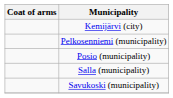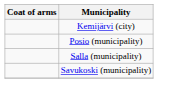- row: (114, 41)
